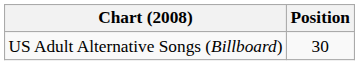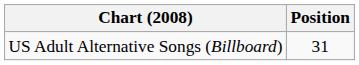(320, 45) 30 -> (320, 45) 31
